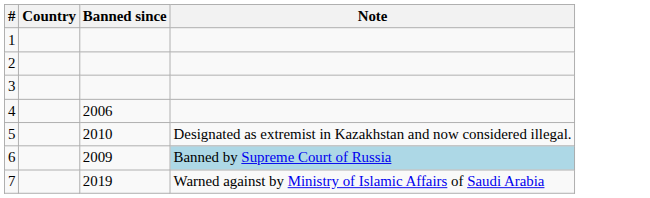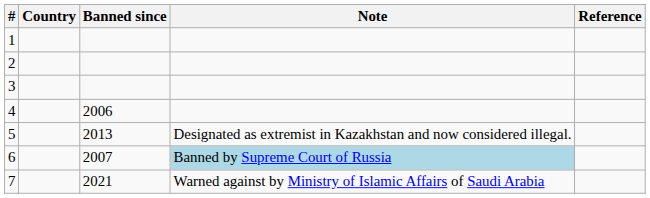+ column: (610, 16)
(98, 134) 2010 -> (98, 134) 2013
(98, 157) 2009 -> (98, 157) 2007
(98, 181) 2019 -> (98, 181) 2021
